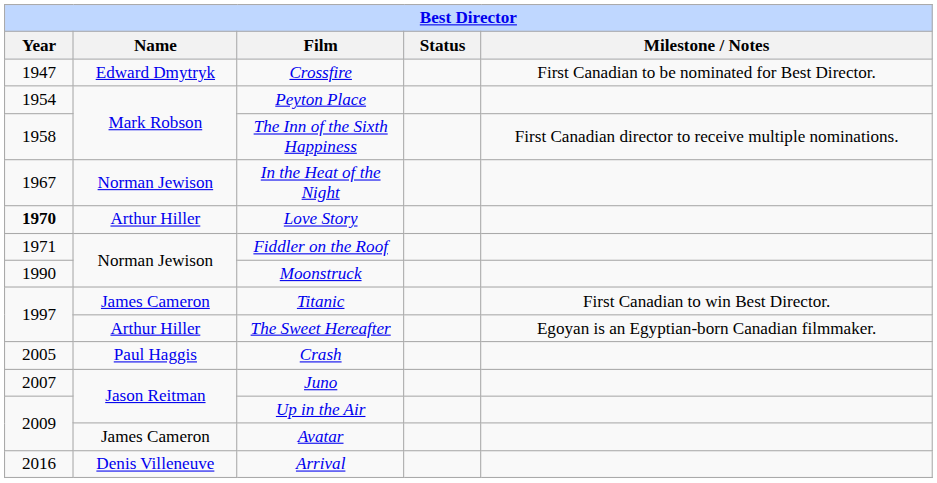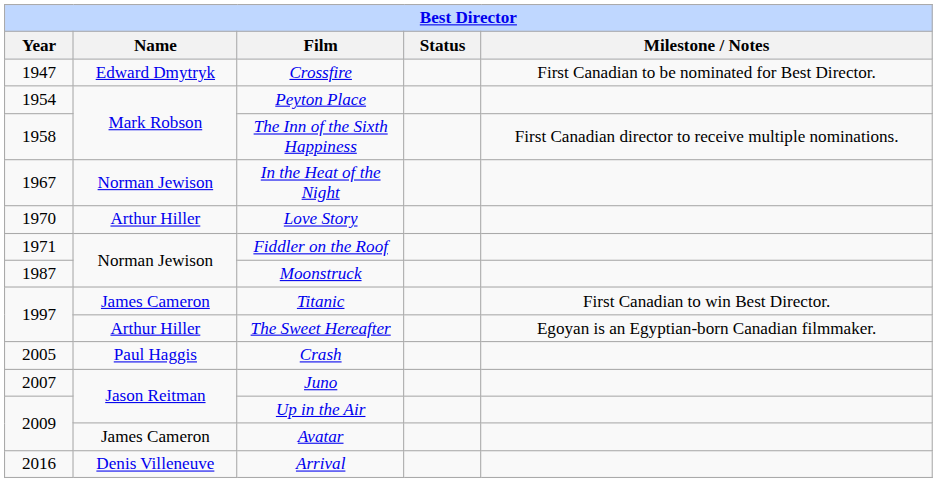(39, 219) bold -> (39, 219) normal
(39, 273) 1990 -> (39, 273) 1987
